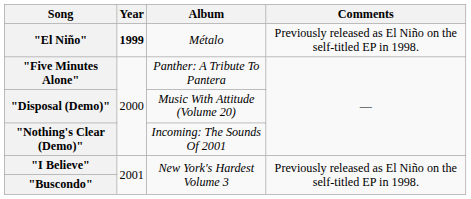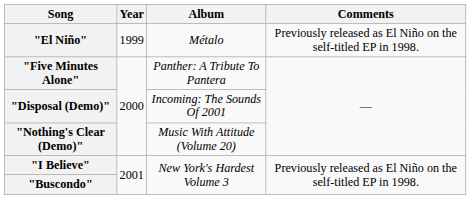(132, 40) bold -> (132, 40) normal
(206, 106) Music With Attitude (Volume 20) -> (206, 106) Incoming: The Sounds Of 2001
(206, 139) Incoming: The Sounds Of 2001 -> (206, 139) Music With Attitude (Volume 20)
